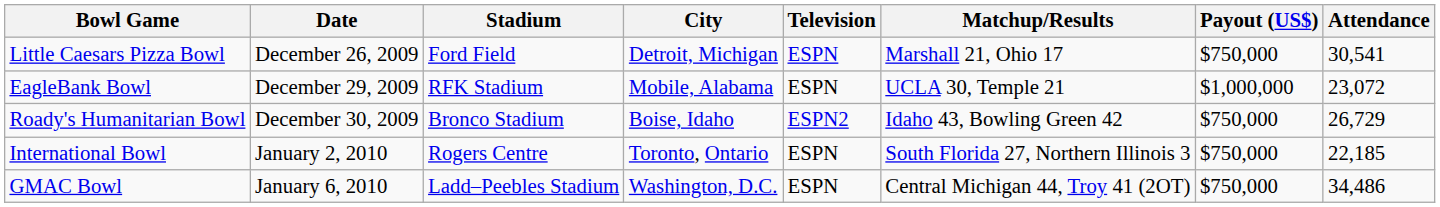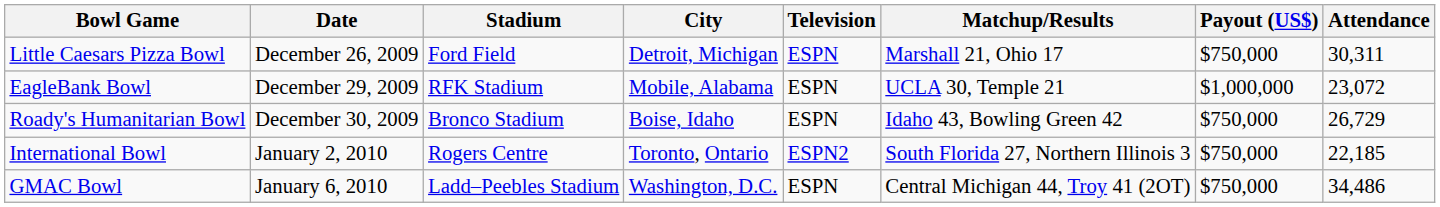(1357, 53) 30,541 -> (1356, 53) 30,311
(818, 119) ESPN2 -> (813, 119) ESPN
(813, 152) ESPN -> (818, 152) ESPN2
